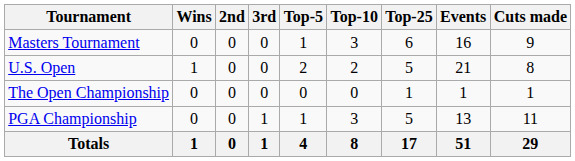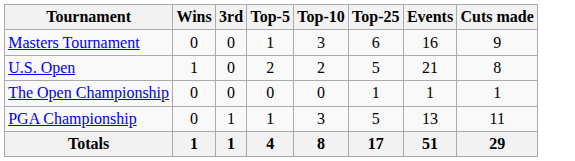- column: (232, 17)
